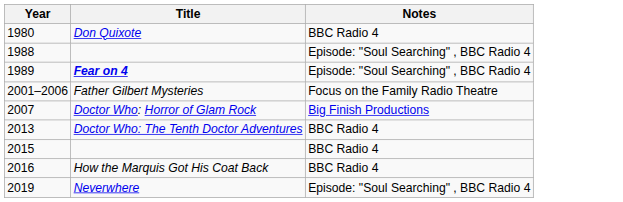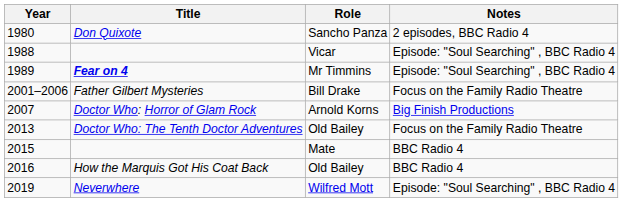+ column: (348, 14)
(343, 33) BBC Radio 4 -> (461, 33) 2 episodes, BBC Radio 4
(343, 129) BBC Radio 4 -> (488, 129) Focus on the Family Radio Theatre
